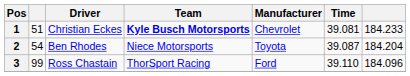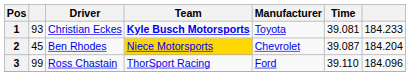(37, 30) 51 -> (37, 30) 93
(277, 30) Chevrolet -> (270, 30) Toyota
(37, 47) 54 -> (37, 47) 45
(170, 47) no background -> (170, 47) gold background
(270, 47) Toyota -> (277, 47) Chevrolet
